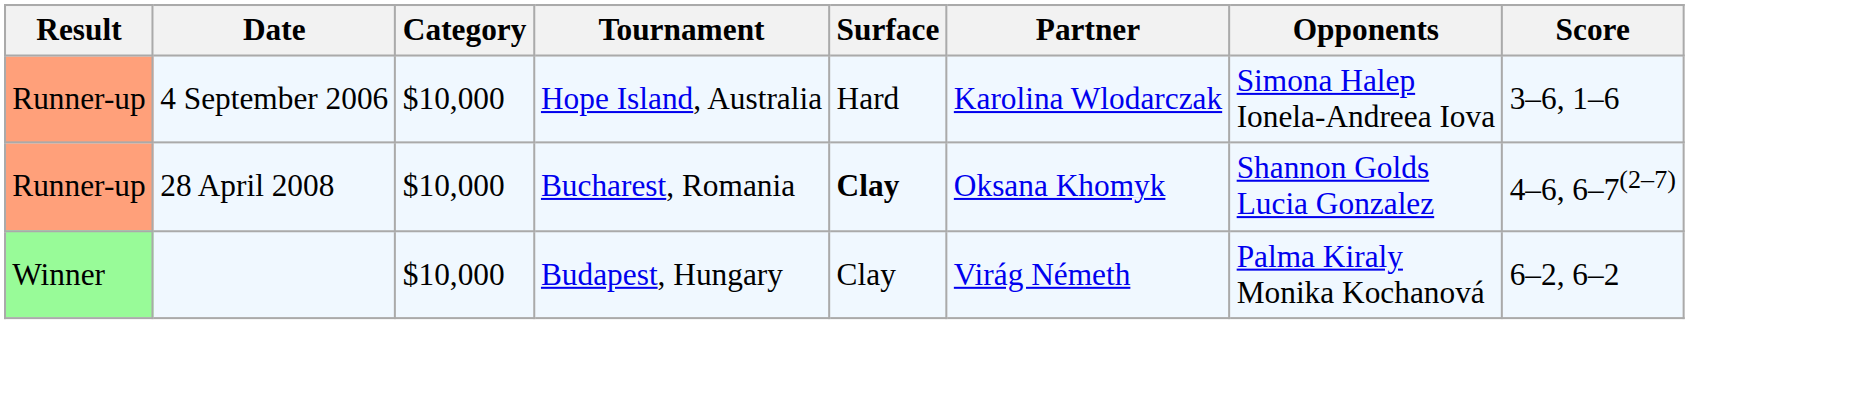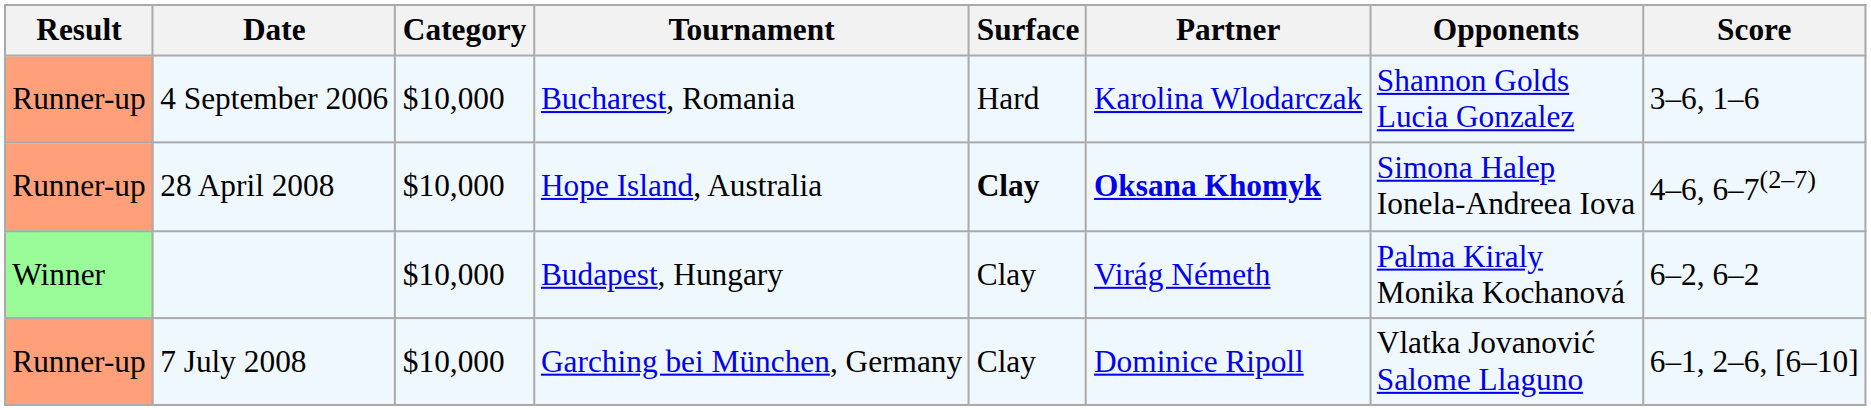(682, 98) Hope Island, Australia -> (668, 98) Bucharest, Romania
(1366, 98) Simona Halep Ionela-Andreea Iova -> (1476, 98) Shannon Golds Lucia Gonzalez
(668, 185) Bucharest, Romania -> (682, 185) Hope Island, Australia
(1060, 185) normal -> (1208, 185) bold
(1335, 185) Shannon Golds Lucia Gonzalez -> (1506, 185) Simona Halep Ionela-Andreea Iova
+ row: (233, 360)
